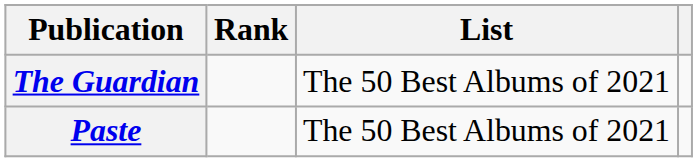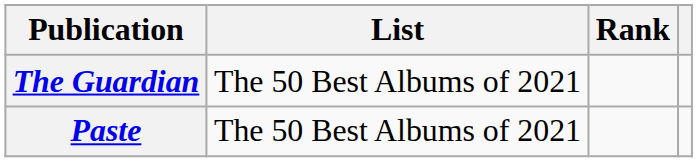columns swapped: (487, 29) <-> (251, 29)
